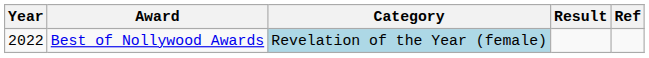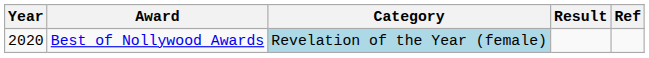(26, 41) 2022 -> (26, 41) 2020
